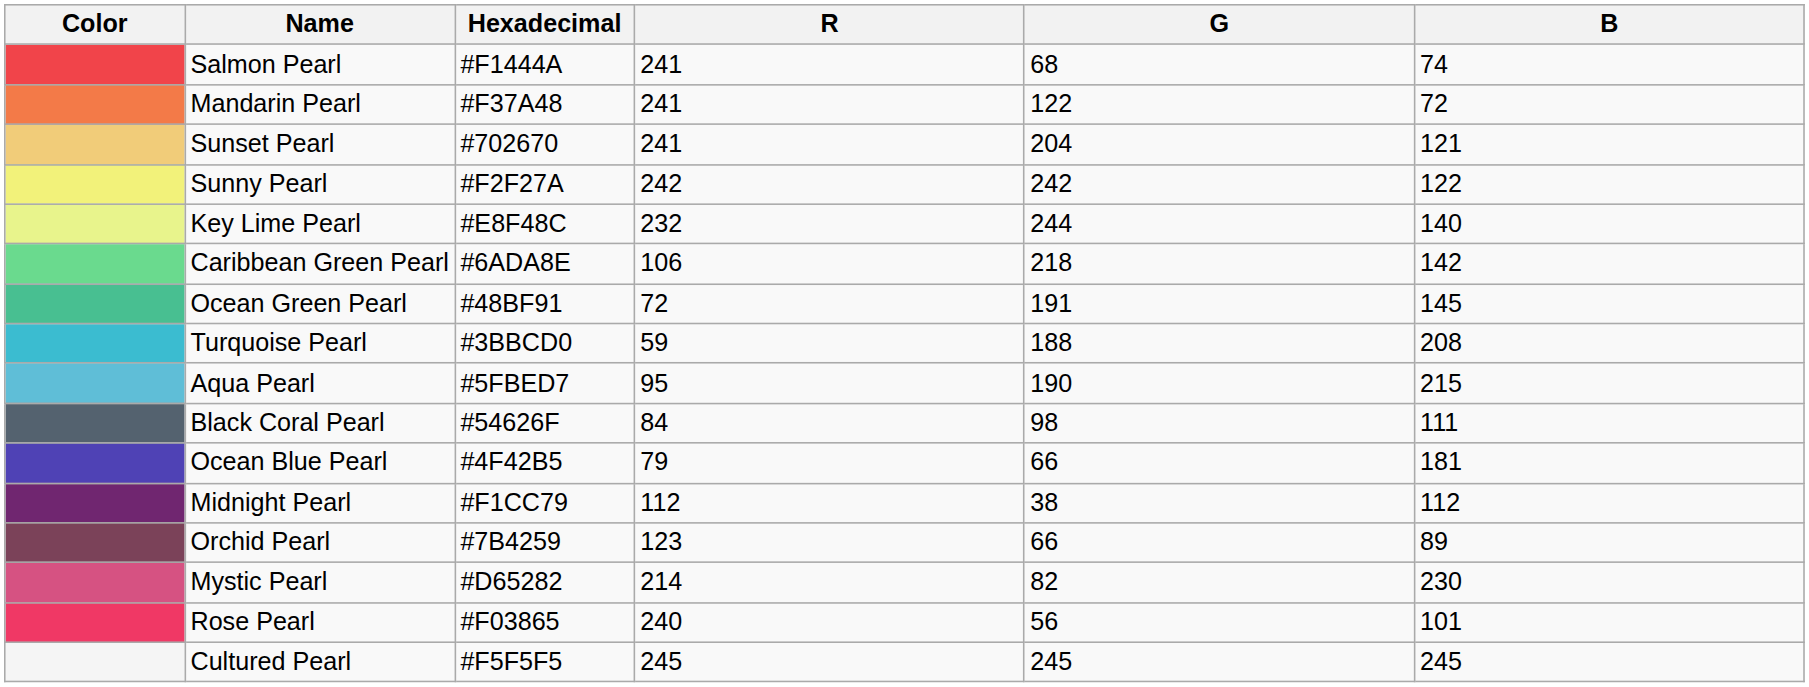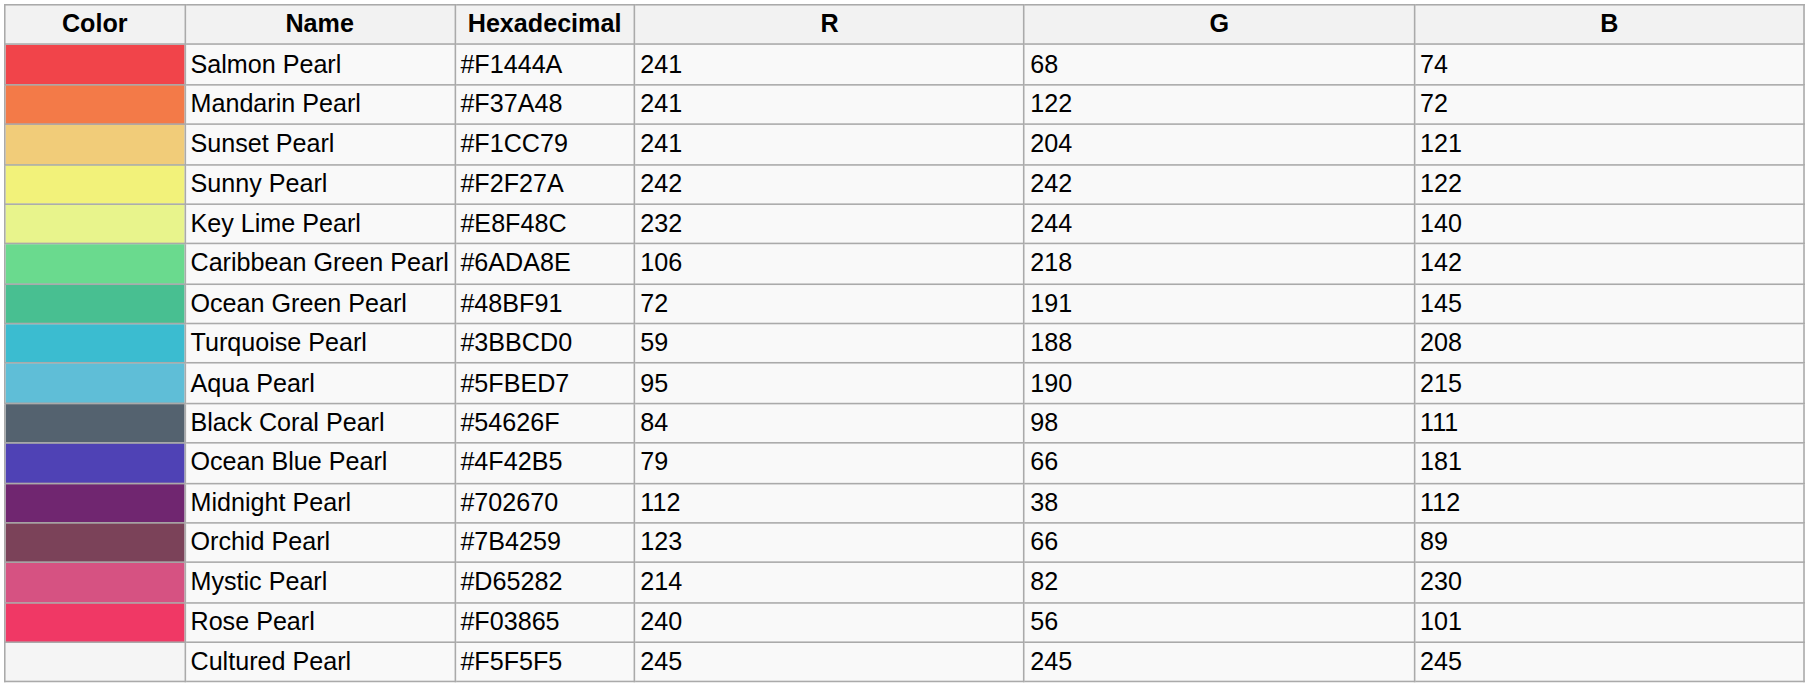(509, 143) #702670 -> (514, 143) #F1CC79
(514, 502) #F1CC79 -> (509, 502) #702670
